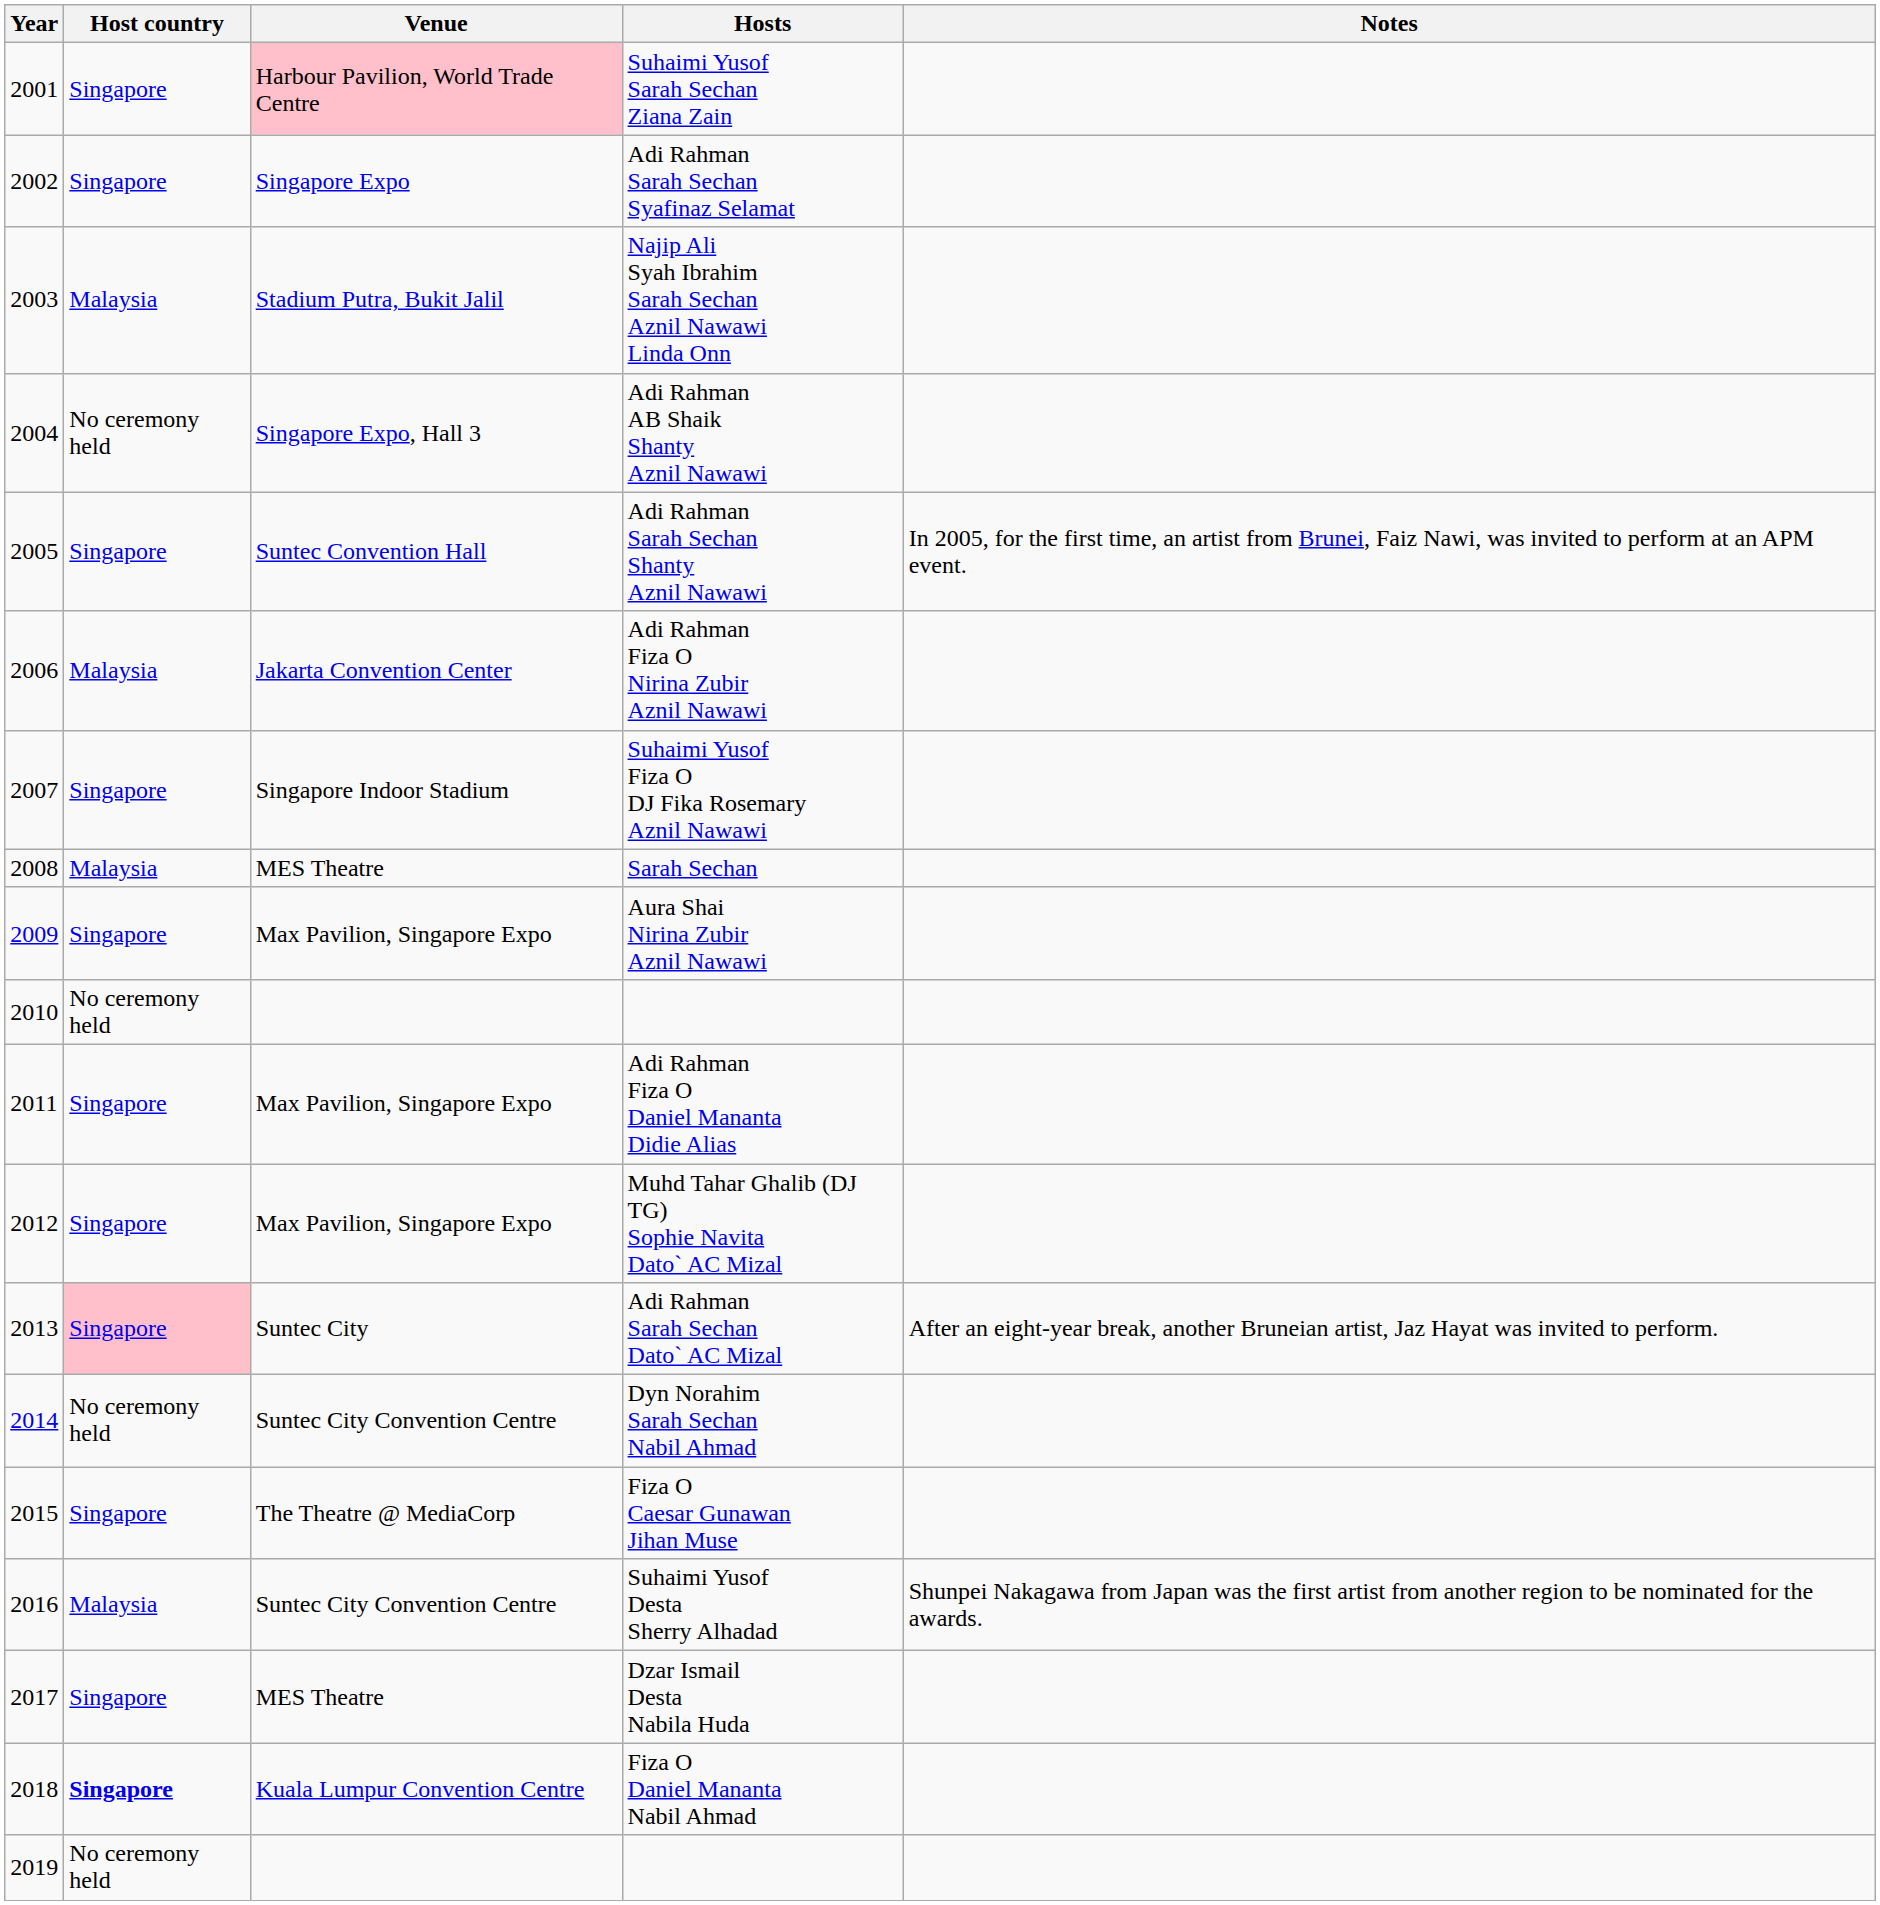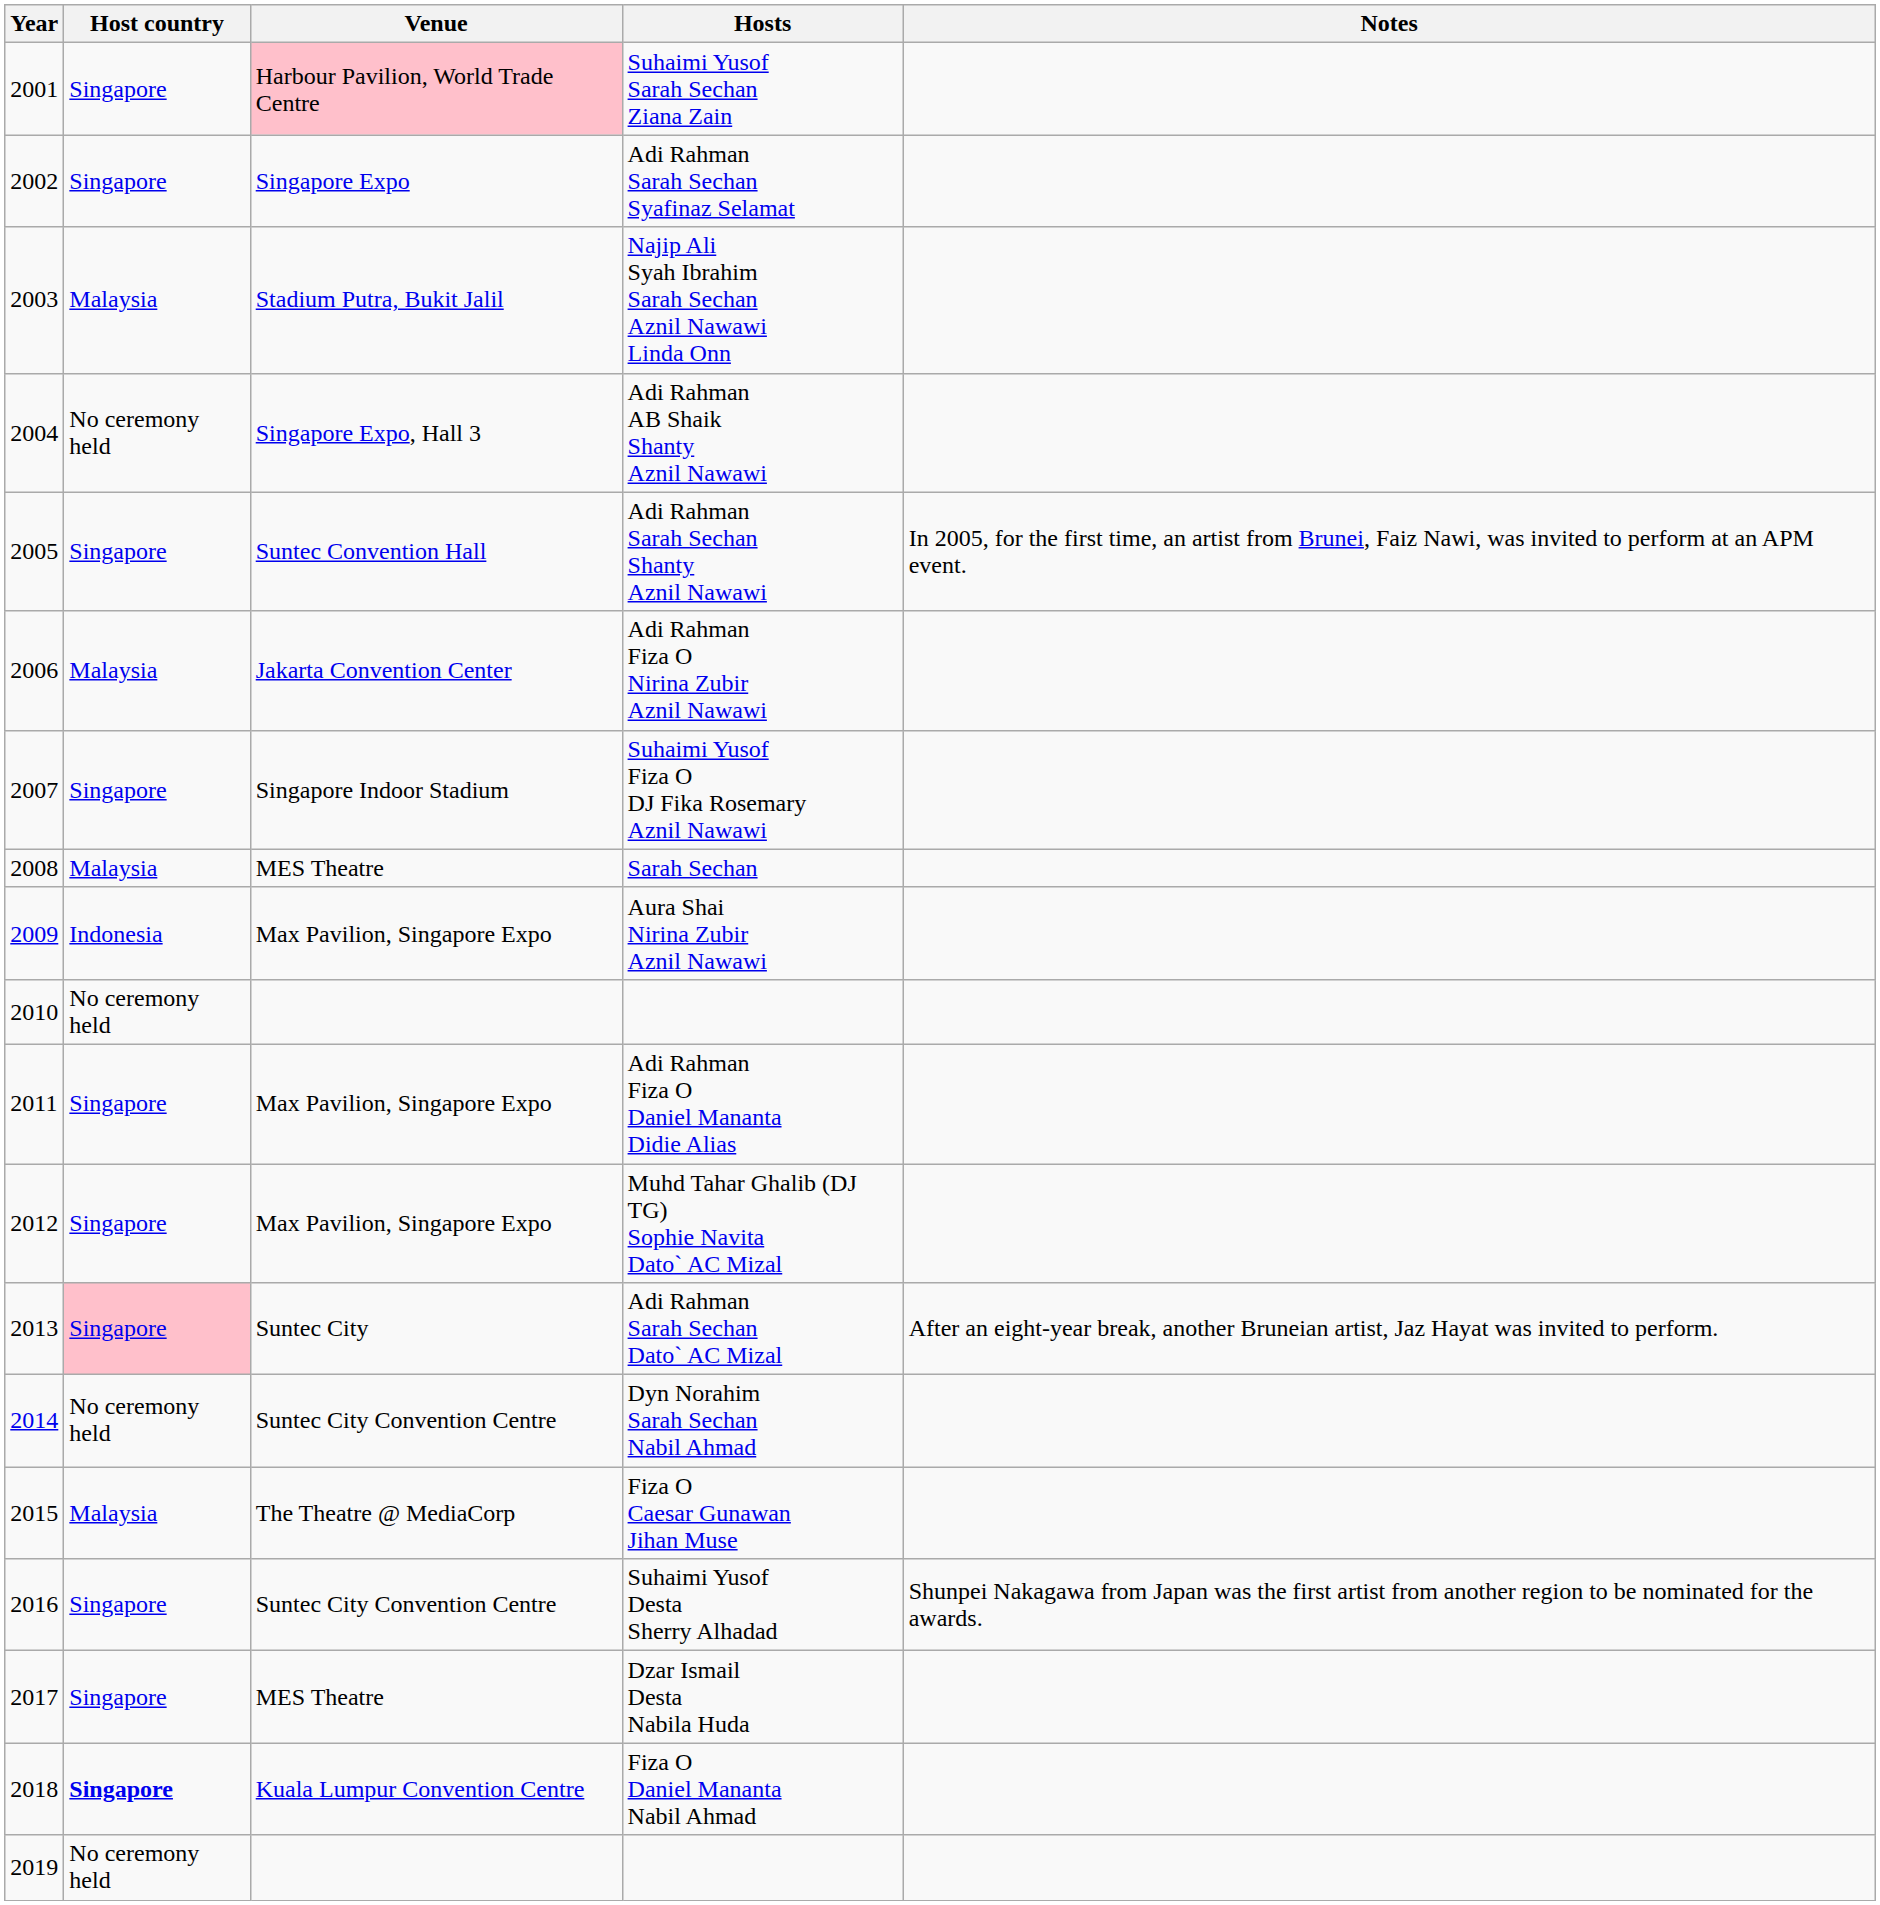(118, 933) Singapore -> (116, 933) Indonesia
(118, 1512) Singapore -> (113, 1512) Malaysia
(113, 1604) Malaysia -> (118, 1604) Singapore
